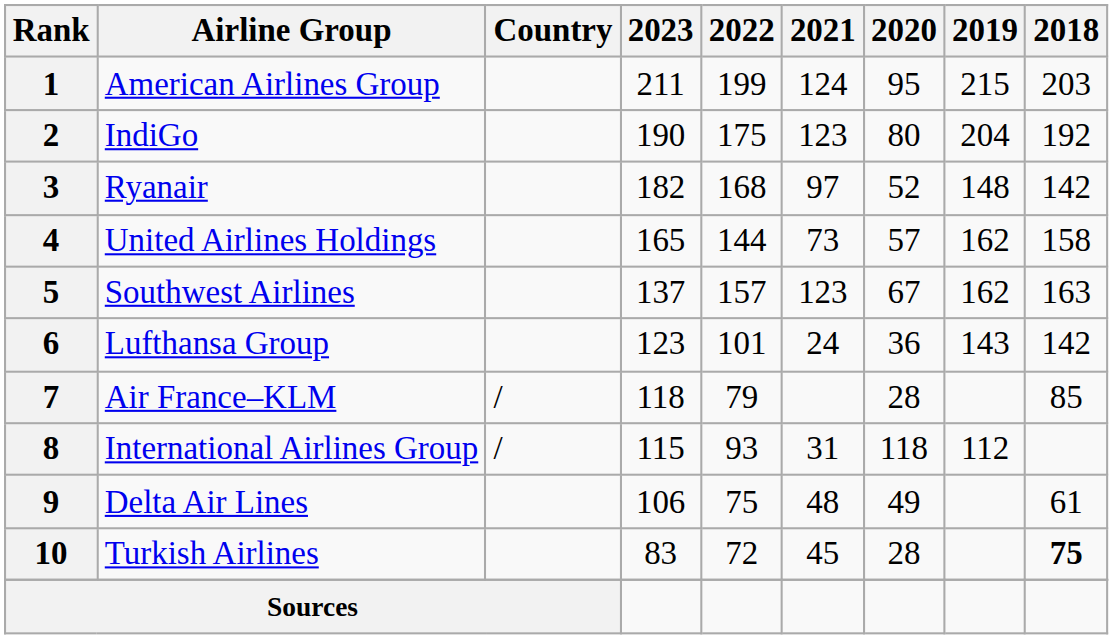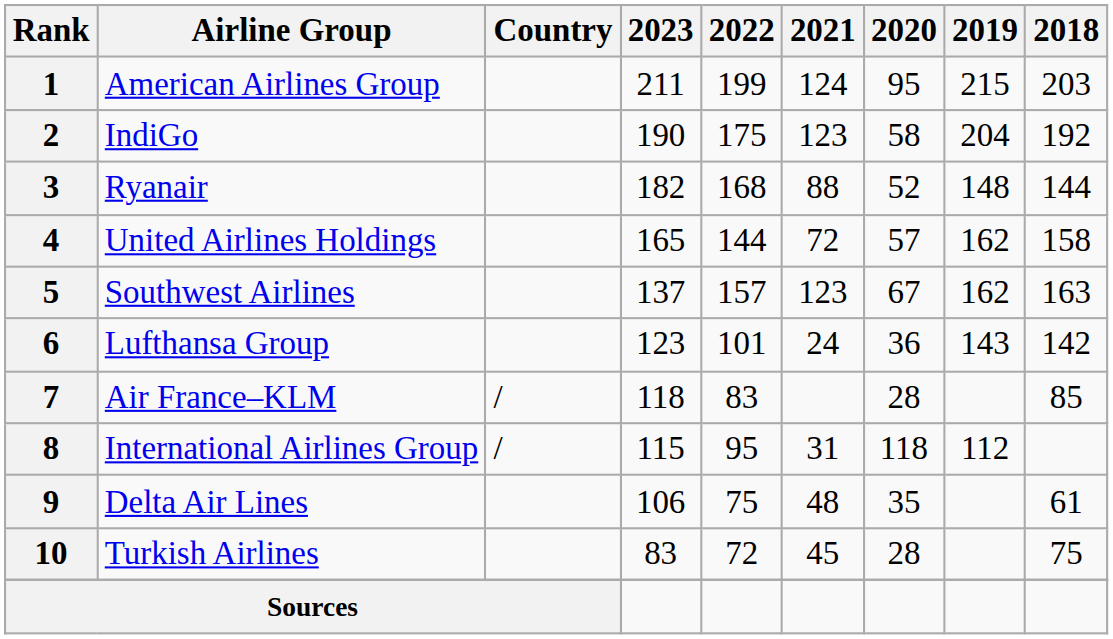(904, 135) 80 -> (904, 135) 58
(823, 187) 97 -> (823, 187) 88
(1066, 187) 142 -> (1066, 187) 144
(823, 239) 73 -> (823, 239) 72
(742, 396) 79 -> (742, 396) 83
(742, 448) 93 -> (742, 448) 95
(904, 501) 49 -> (904, 501) 35
(1066, 553) bold -> (1066, 553) normal
